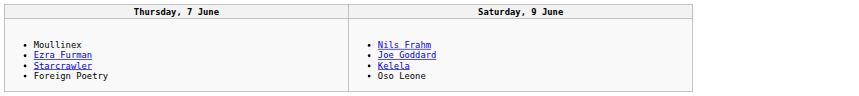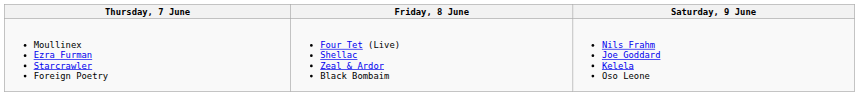+ column: (432, 12)
